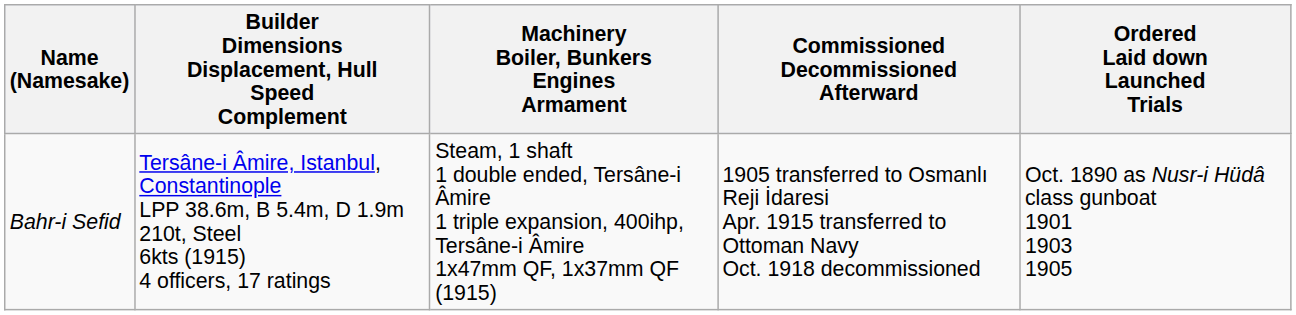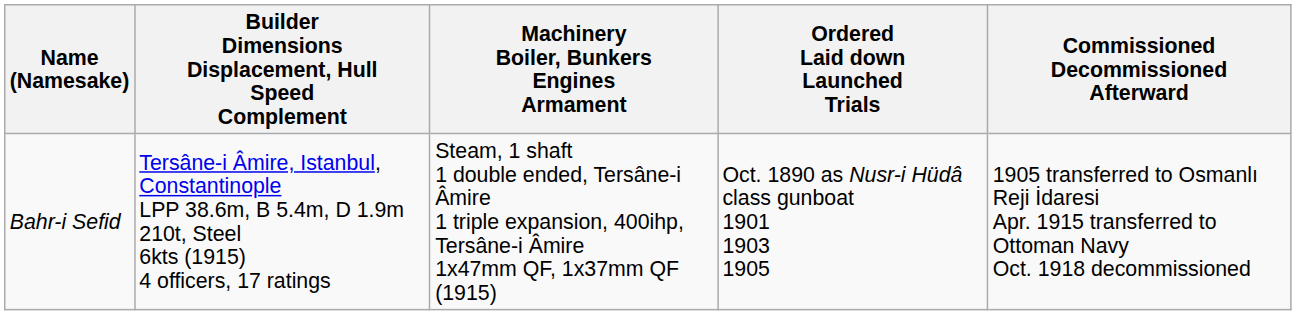columns swapped: (1155, 69) <-> (869, 69)
